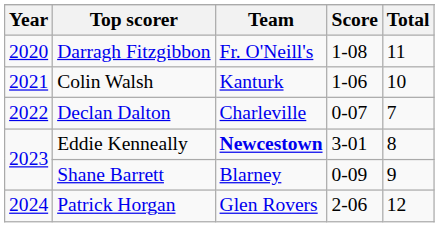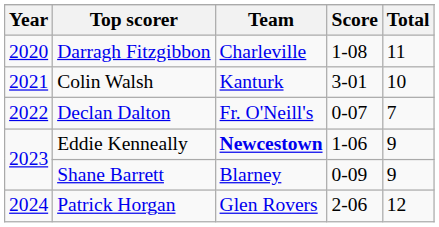(266, 50) Fr. O'Neill's -> (263, 50) Charleville
(349, 81) 1-06 -> (349, 81) 3-01
(263, 112) Charleville -> (266, 112) Fr. O'Neill's
(349, 143) 3-01 -> (349, 143) 1-06
(392, 143) 8 -> (392, 143) 9
